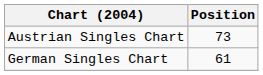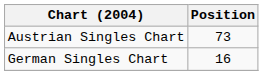(223, 59) 61 -> (223, 59) 16
